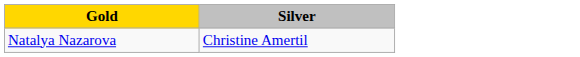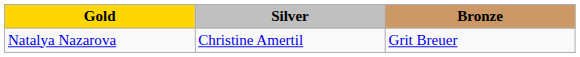+ column: (480, 16)
